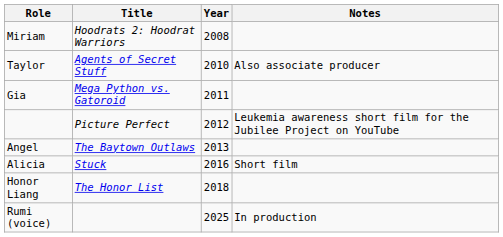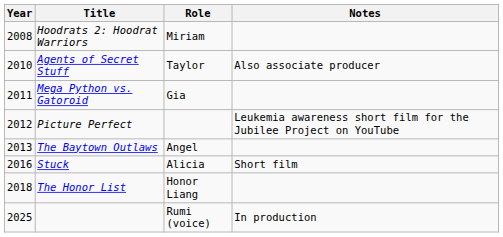columns swapped: (217, 13) <-> (38, 13)
